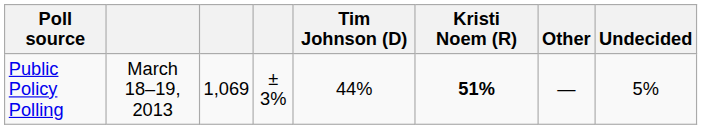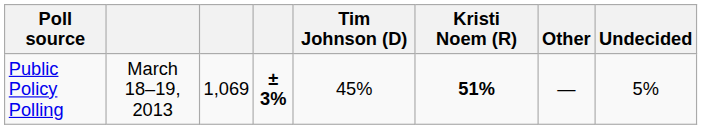(273, 88) normal -> (273, 88) bold
(354, 88) 44% -> (354, 88) 45%
